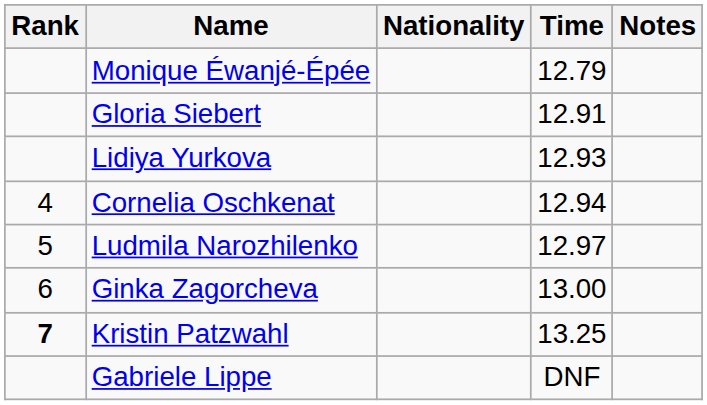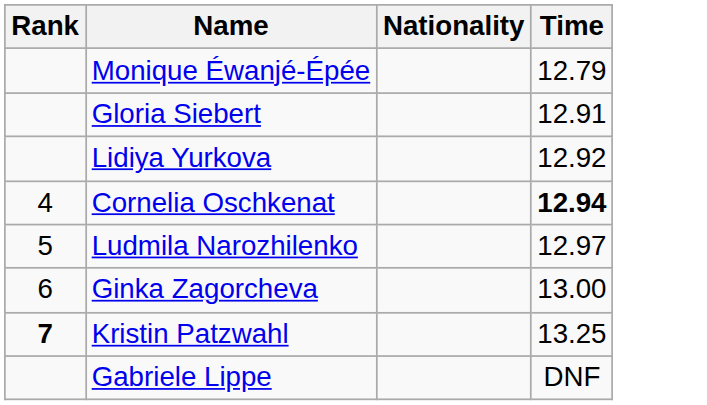- column: (658, 26)
(572, 158) 12.93 -> (572, 158) 12.92
(572, 202) normal -> (572, 202) bold
